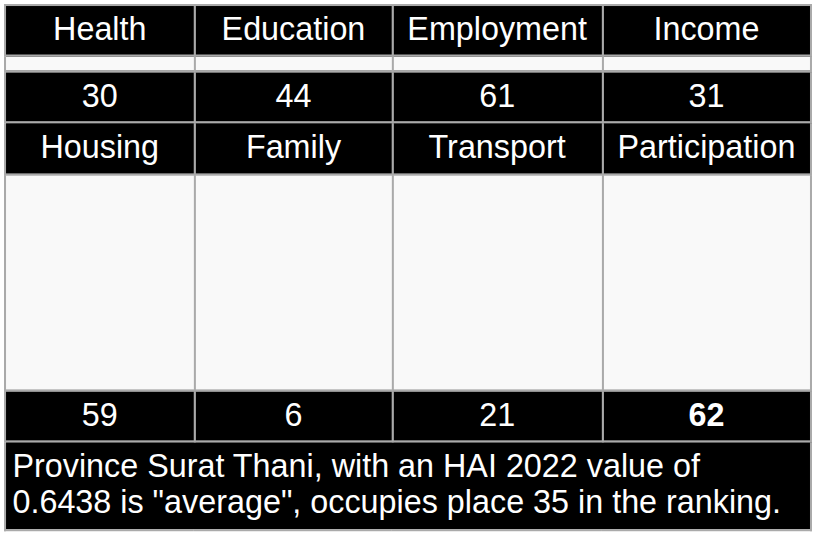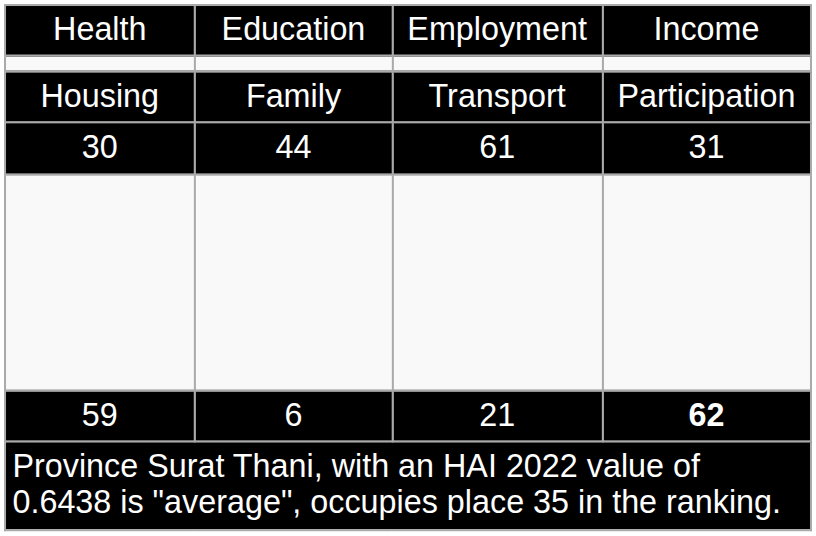rows swapped: (100, 96) <-> (100, 147)
